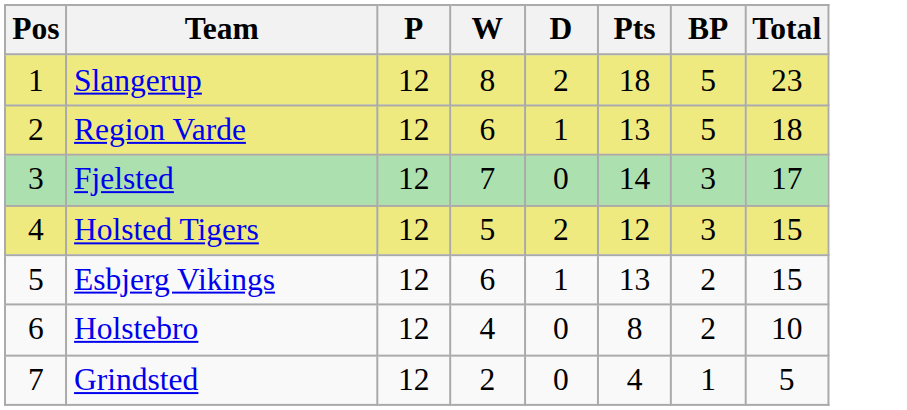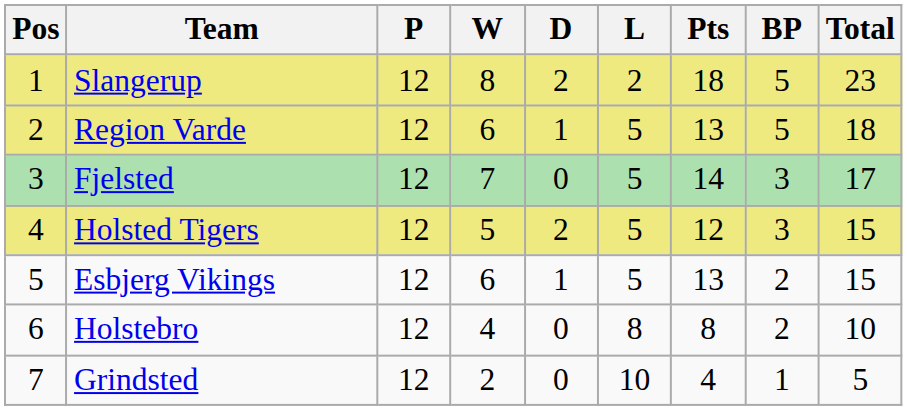+ column: (635, 29)
